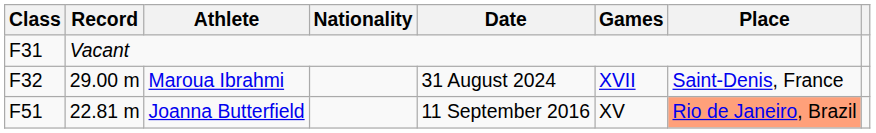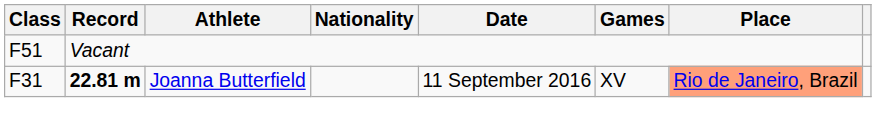(26, 50) F31 -> (26, 50) F51
- row: (216, 81)
(26, 111) F51 -> (26, 81) F31
(105, 111) normal -> (105, 81) bold
